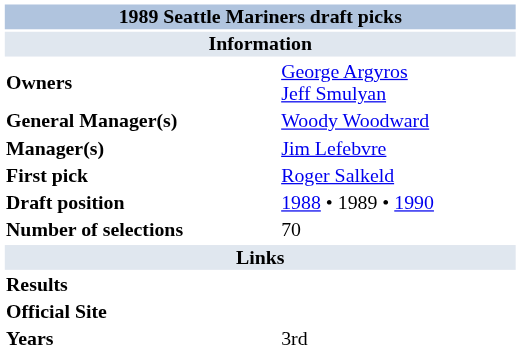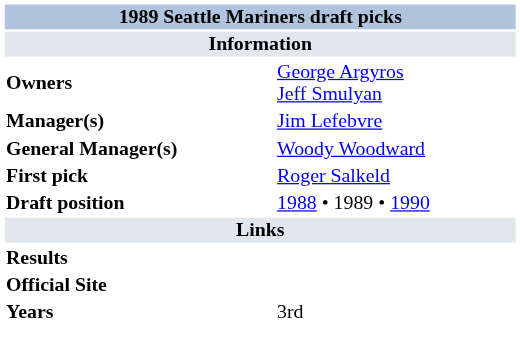rows swapped: (92, 120) <-> (55, 148)
- row: (95, 230)
